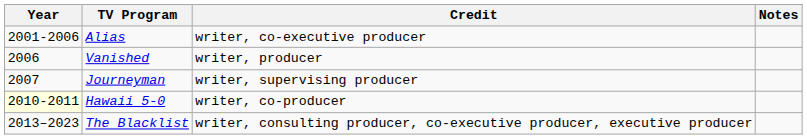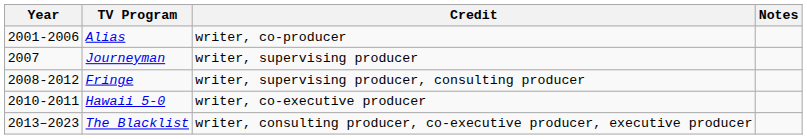(311, 37) writer, co-executive producer -> (271, 37) writer, co-producer
- row: (117, 59)
+ row: (109, 80)
(43, 102) lightyellow background -> (43, 102) no background
(271, 102) writer, co-producer -> (311, 102) writer, co-executive producer
